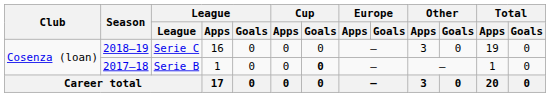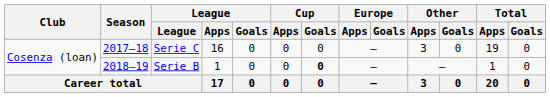(126, 48) 2018–19 -> (126, 48) 2017–18
(126, 66) 2017–18 -> (126, 66) 2018–19
